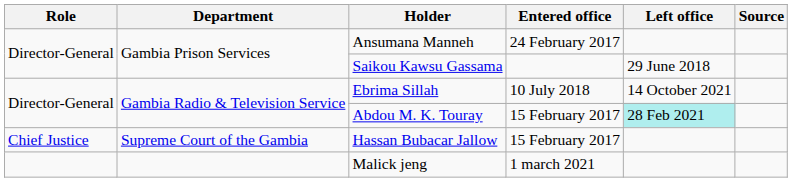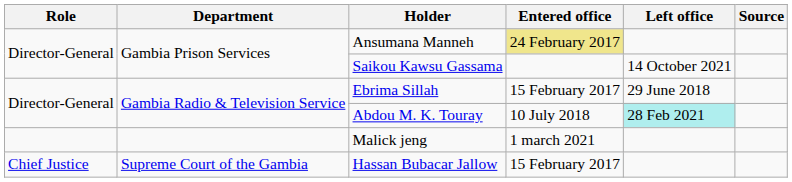(565, 41) no background -> (565, 41) khaki background
(669, 66) 29 June 2018 -> (679, 66) 14 October 2021
(550, 90) 10 July 2018 -> (565, 90) 15 February 2017
(679, 90) 14 October 2021 -> (669, 90) 29 June 2018
(565, 115) 15 February 2017 -> (550, 115) 10 July 2018
rows swapped: (390, 164) <-> (425, 139)
